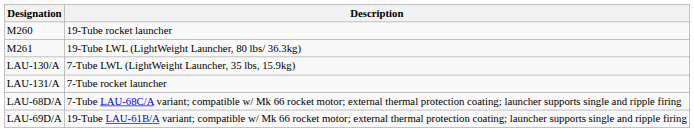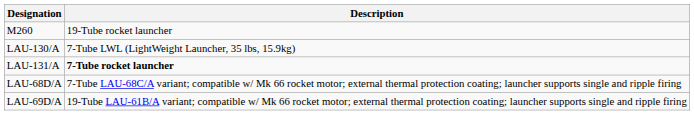- row: (20, 48)
(117, 84) normal -> (120, 66) bold
